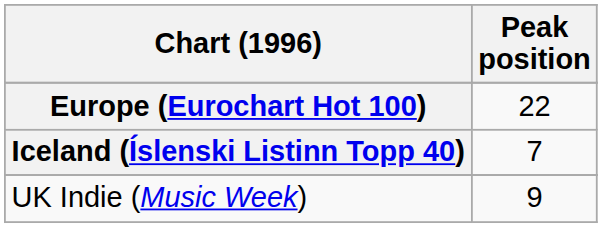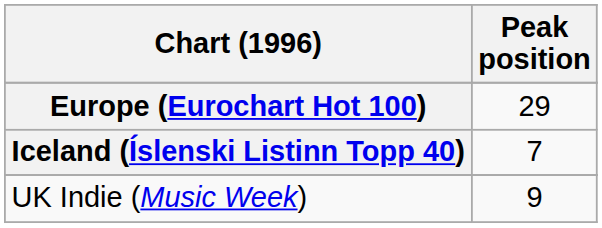(534, 105) 22 -> (534, 105) 29
